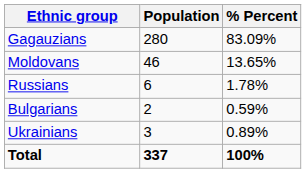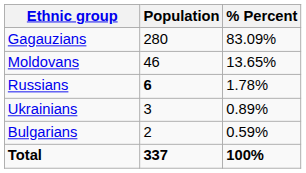(148, 86) normal -> (148, 86) bold
rows swapped: (43, 132) <-> (43, 109)
